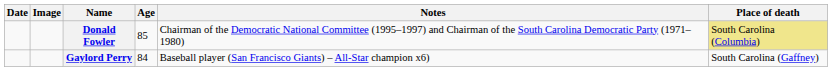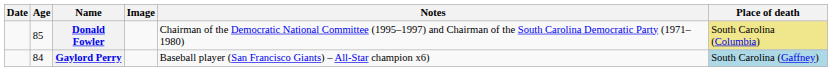columns swapped: (47, 12) <-> (146, 12)
(765, 58) no background -> (765, 58) lightblue background
